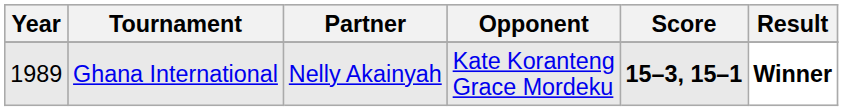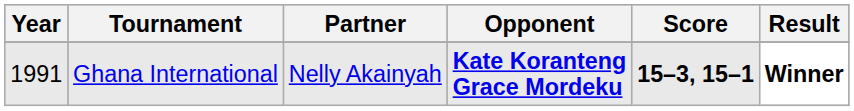(36, 73) 1989 -> (36, 73) 1991
(534, 73) normal -> (539, 73) bold
